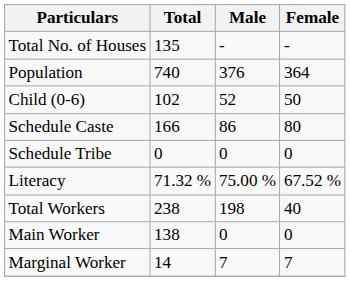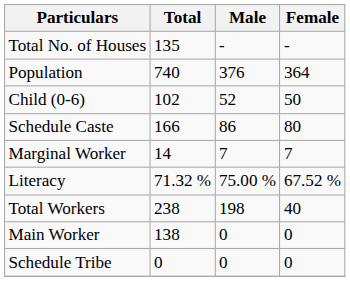rows swapped: (60, 153) <-> (67, 262)
